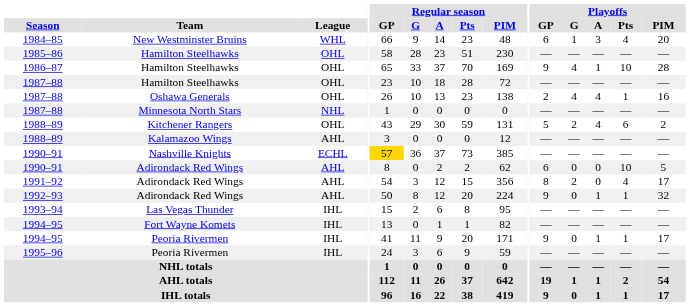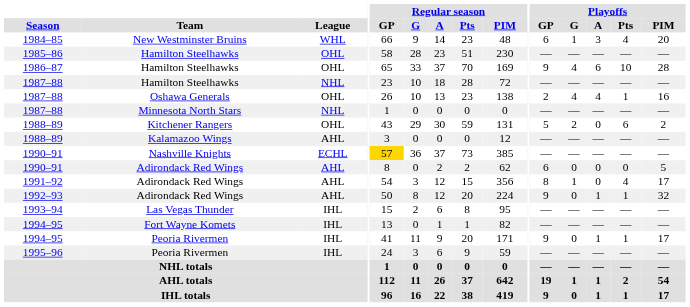(598, 68) 1 -> (598, 68) 6
(333, 82) OHL -> (333, 82) NHL
(598, 124) 4 -> (598, 124) 0
(626, 167) 10 -> (626, 167) 0
(574, 181) 2 -> (574, 181) 1
